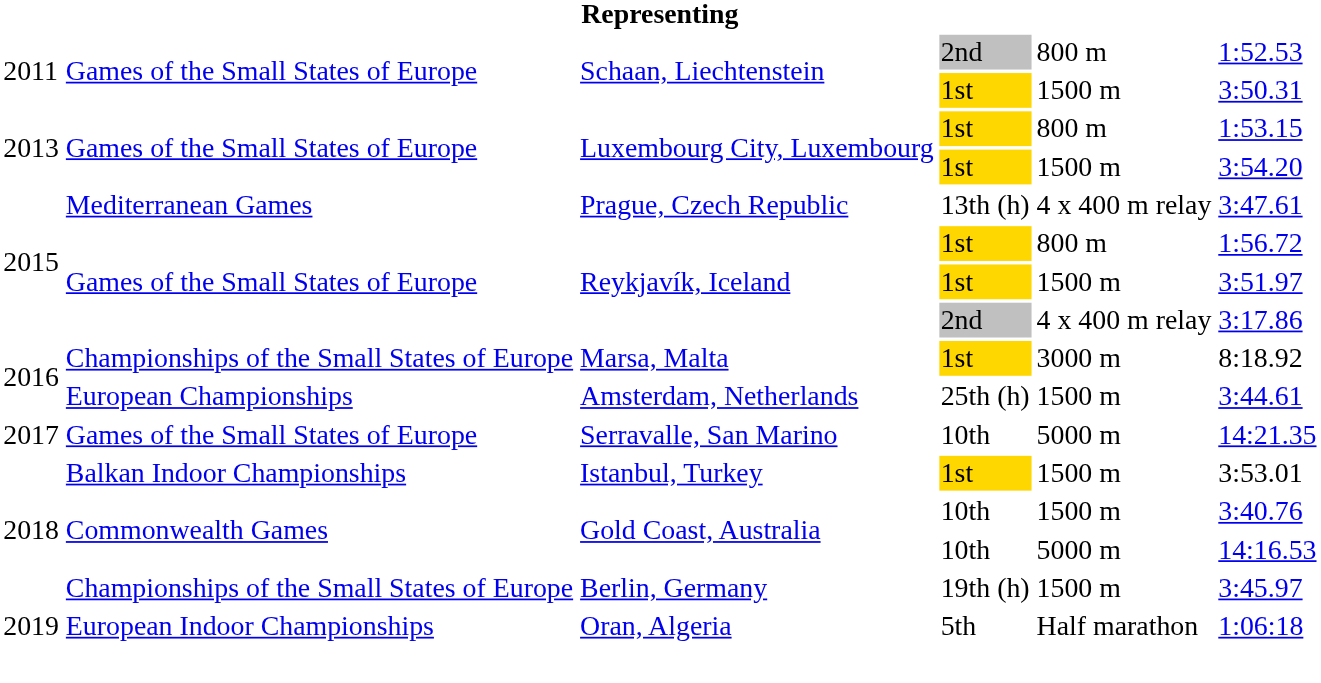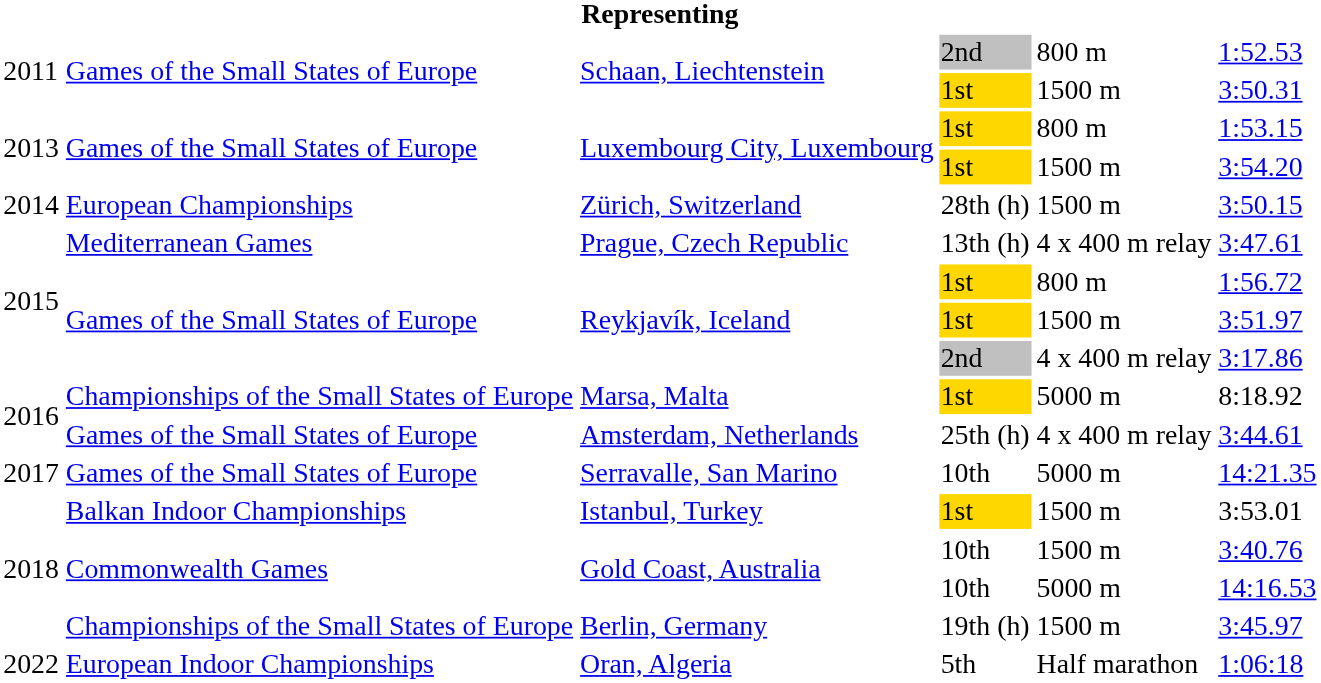+ row: (691, 204)
(1079, 358) 3000 m -> (1079, 396) 5000 m
(209, 396) European Championships -> (272, 434) Games of the Small States of Europe
(1079, 396) 1500 m -> (1124, 434) 4 x 400 m relay
(31, 625) 2019 -> (31, 664) 2022
